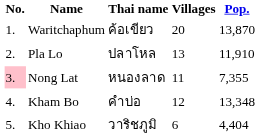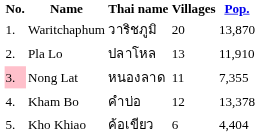(131, 30) ค้อเขียว -> (133, 30) วาริชภูมิ
(237, 101) 13,348 -> (237, 101) 13,378
(133, 125) วาริชภูมิ -> (131, 125) ค้อเขียว
